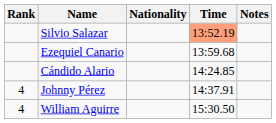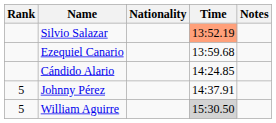(21, 90) 4 -> (21, 90) 5
(21, 109) 4 -> (21, 109) 5
(213, 109) no background -> (213, 109) lightgrey background
